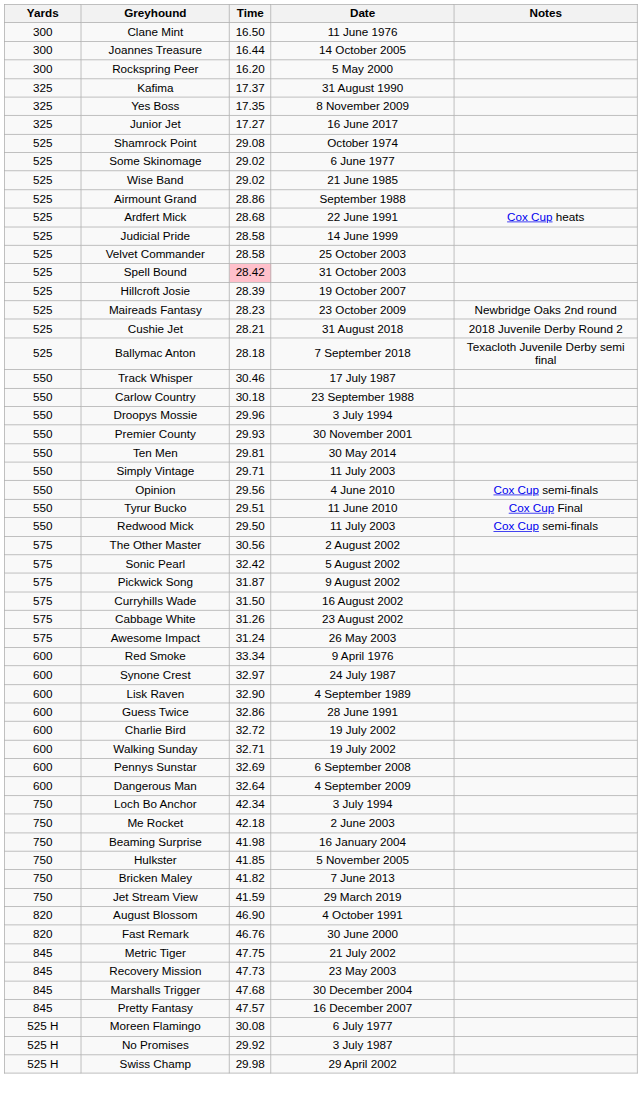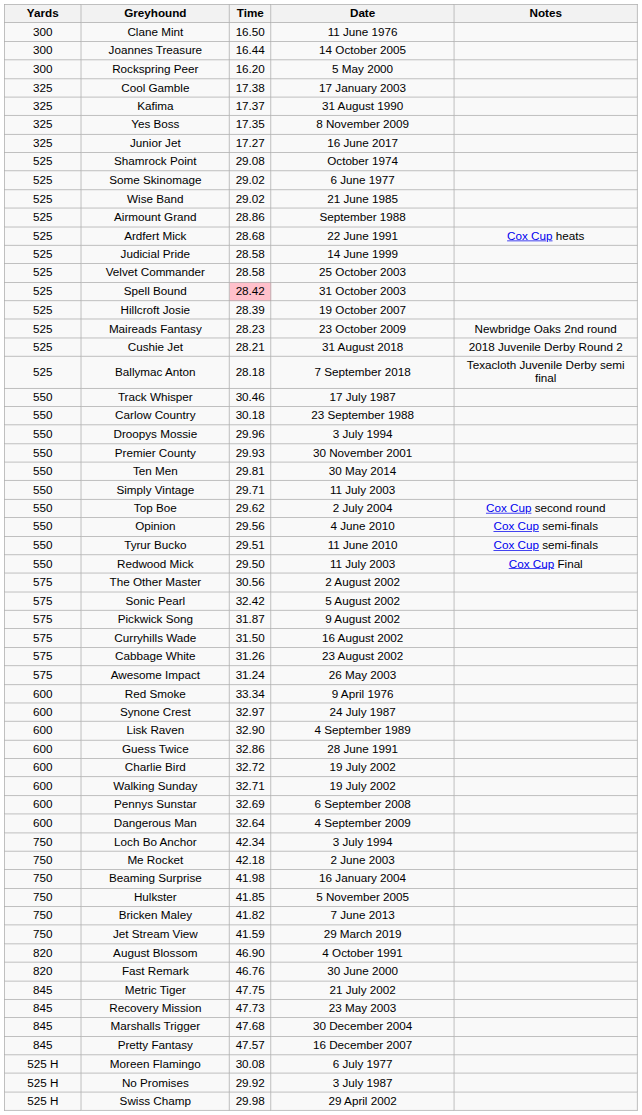+ row: (155, 87)
+ row: (155, 508)
(546, 508) Cox Cup Final -> (546, 545) Cox Cup semi-finals
(546, 527) Cox Cup semi-finals -> (546, 564) Cox Cup Final
